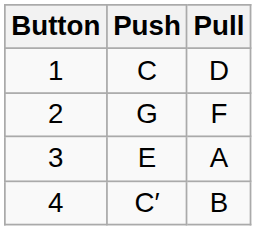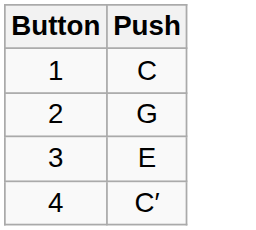- column: (219, 26)
